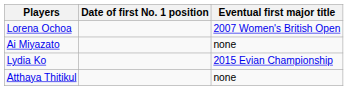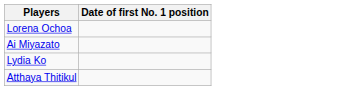- column: (277, 12)
